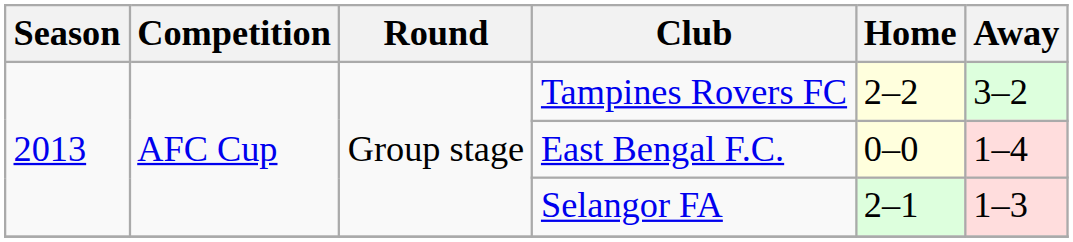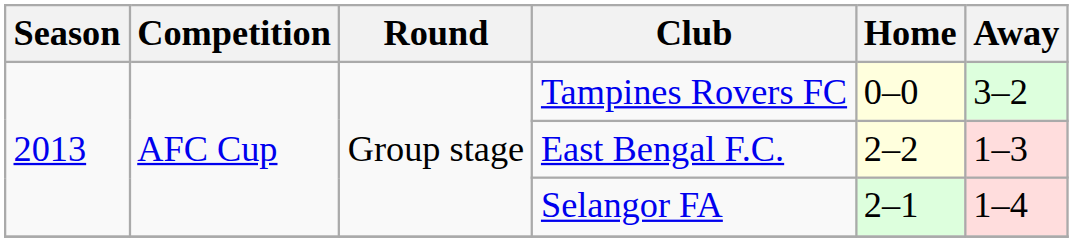(891, 90) 2–2 -> (891, 90) 0–0
(891, 148) 0–0 -> (891, 148) 2–2
(1001, 148) 1–4 -> (1001, 148) 1–3
(1001, 206) 1–3 -> (1001, 206) 1–4
